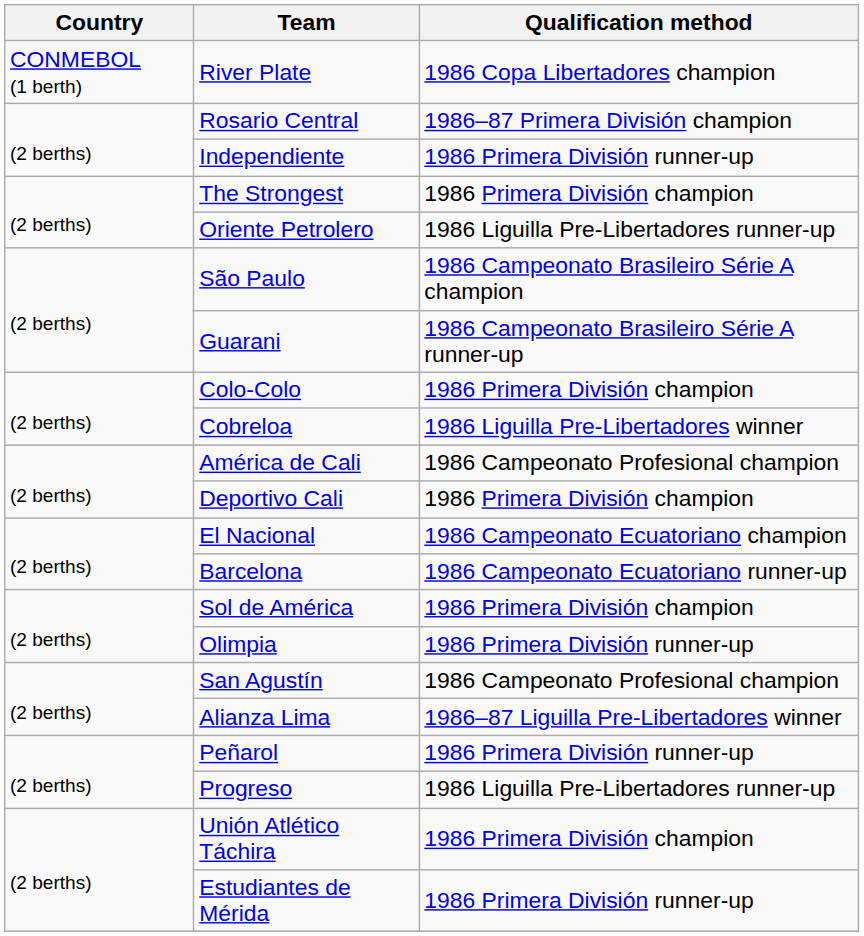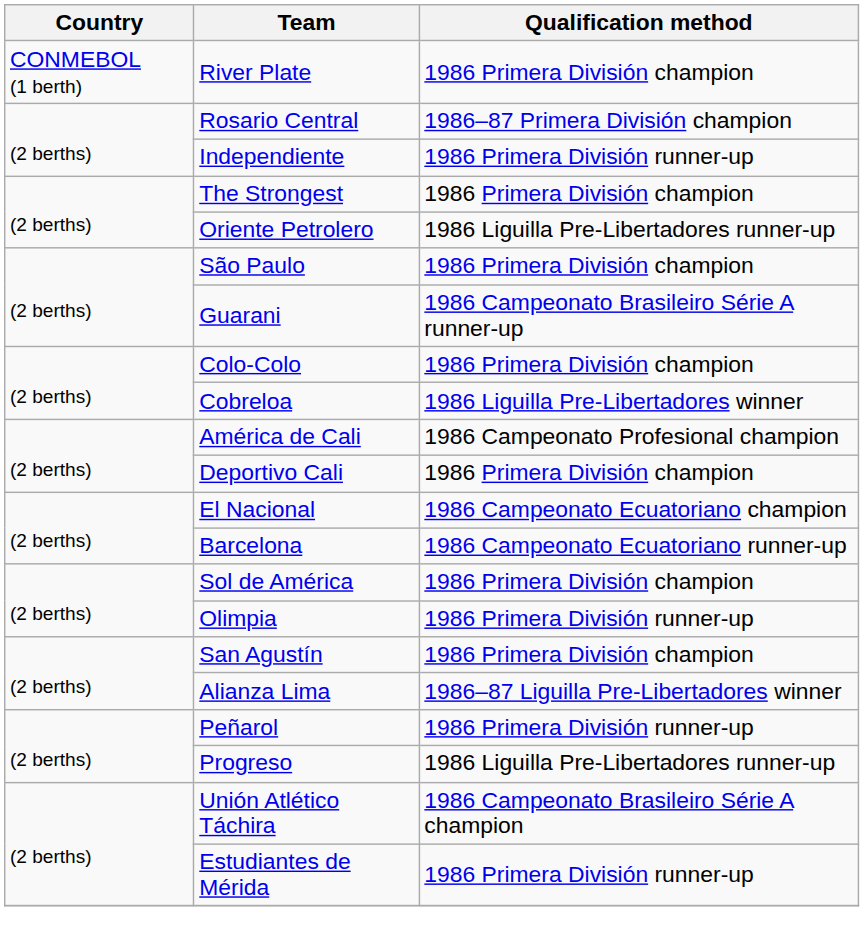(600, 71) 1986 Copa Libertadores champion -> (589, 71) 1986 Primera División champion
(609, 278) 1986 Campeonato Brasileiro Série A champion -> (589, 266) 1986 Primera División champion
(632, 680) 1986 Campeonato Profesional champion -> (589, 654) 1986 Primera División champion
(589, 838) 1986 Primera División champion -> (609, 812) 1986 Campeonato Brasileiro Série A champion
